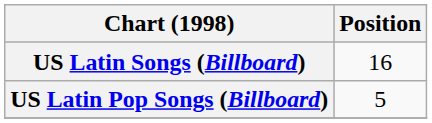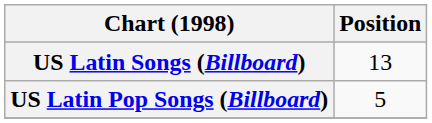(380, 61) 16 -> (380, 61) 13
